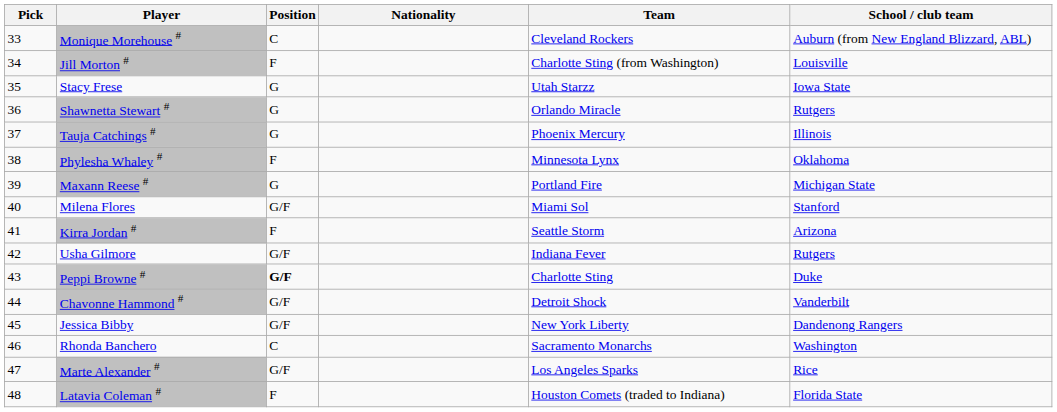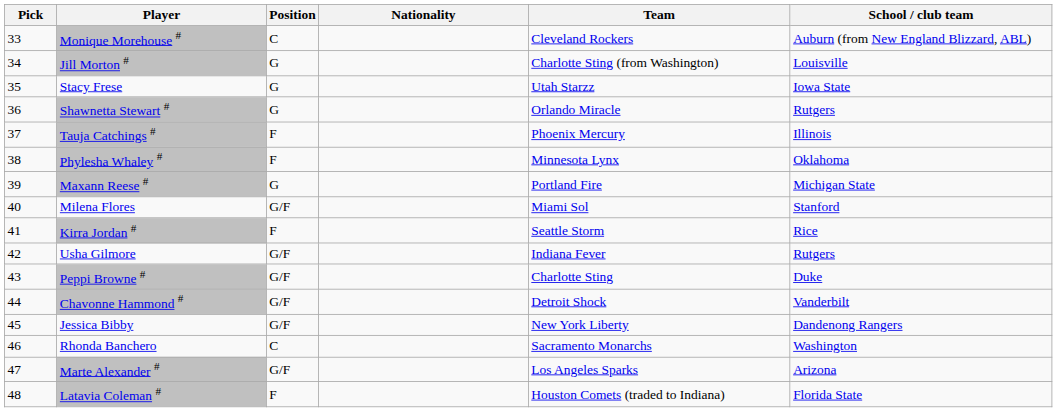(273, 63) F -> (274, 63) G
(274, 134) G -> (273, 134) F
(815, 230) Arizona -> (805, 230) Rice
(281, 276) bold -> (280, 276) normal
(805, 369) Rice -> (815, 369) Arizona
